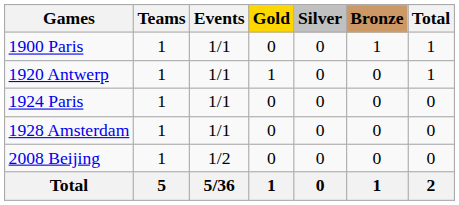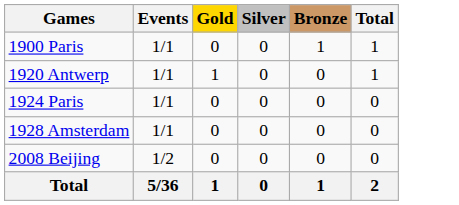- column: (162, 18)
